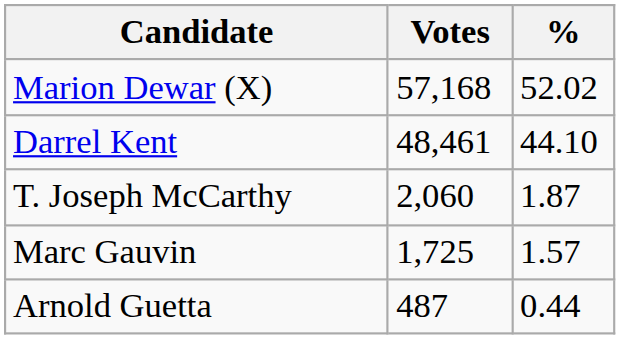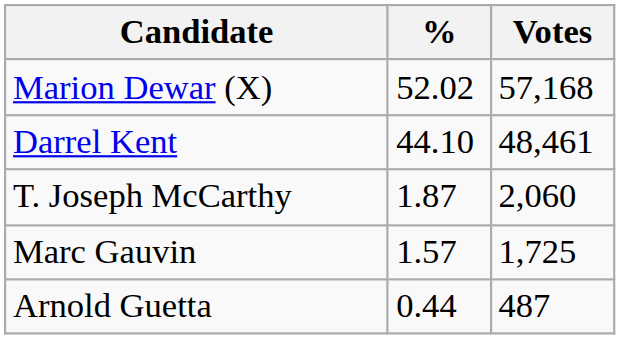columns swapped: (450, 31) <-> (563, 31)
